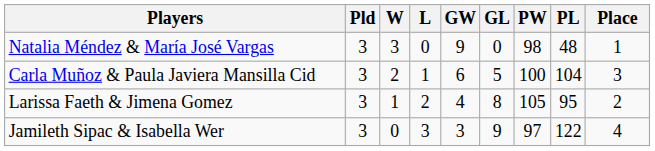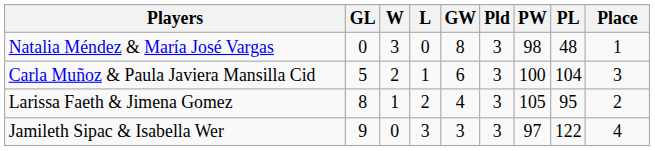columns swapped: (363, 18) <-> (497, 18)
(460, 46) 9 -> (460, 46) 8
